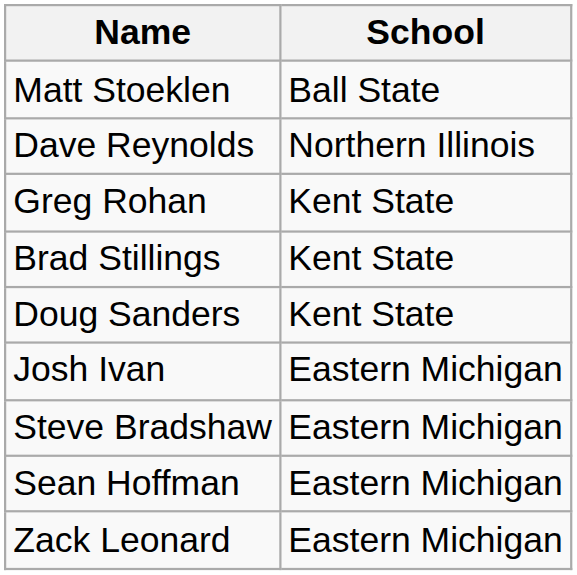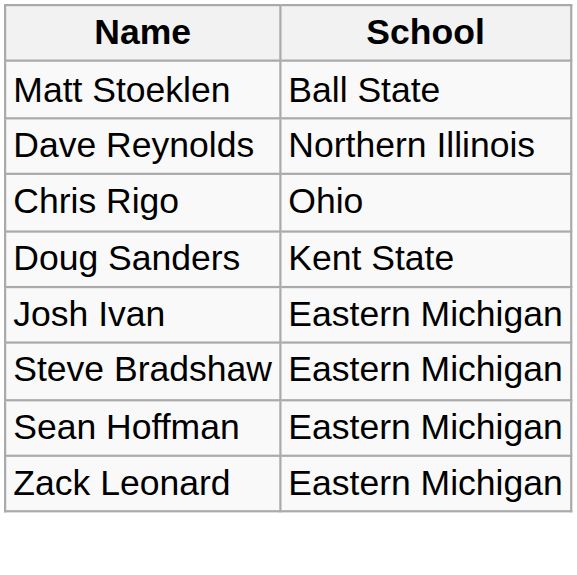+ row: (96, 201)
- row: (110, 201)
- row: (117, 257)
